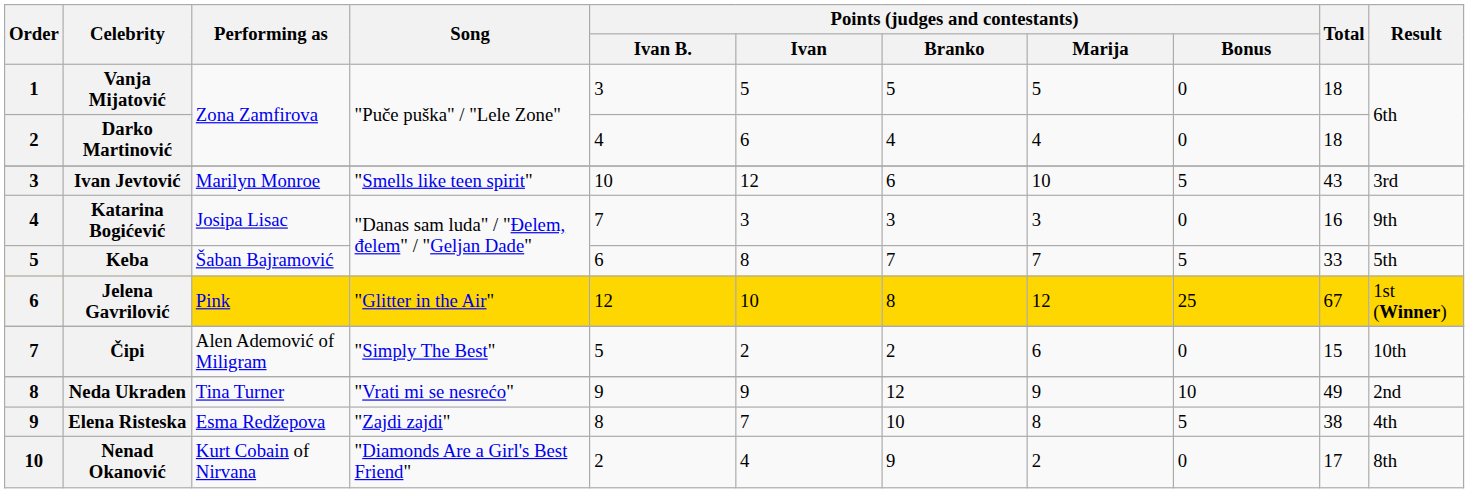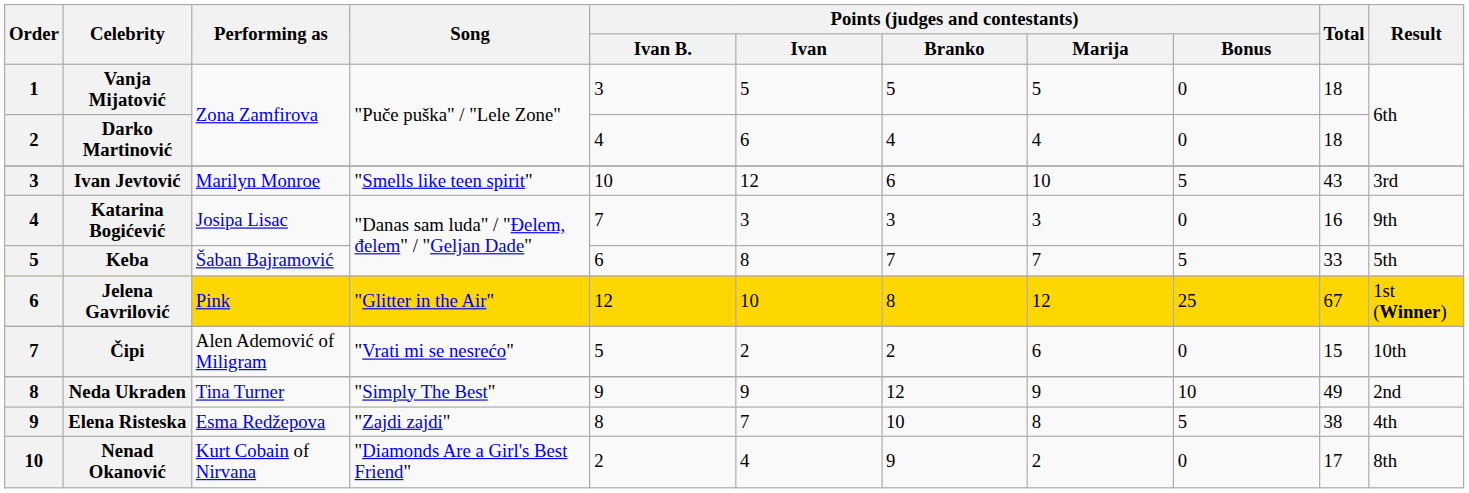(425, 351) "Simply The Best" -> (434, 351) "Vrati mi se nesrećo"
(434, 391) "Vrati mi se nesrećo" -> (425, 391) "Simply The Best"
